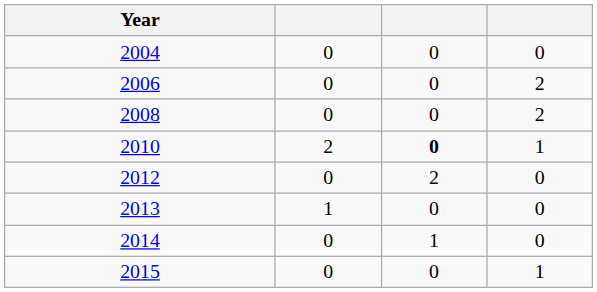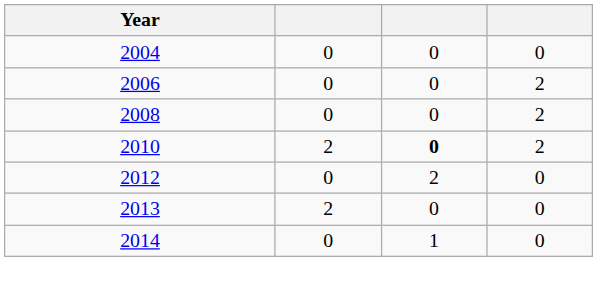(540, 146) 1 -> (540, 146) 2
(328, 209) 1 -> (328, 209) 2
- row: (140, 271)
